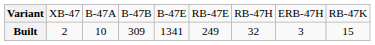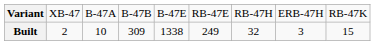(172, 31) 1341 -> (172, 31) 1338
